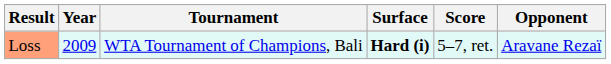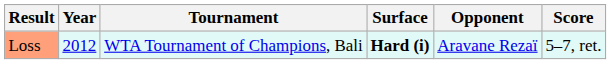columns swapped: (551, 17) <-> (465, 17)
(79, 44) 2009 -> (79, 44) 2012
